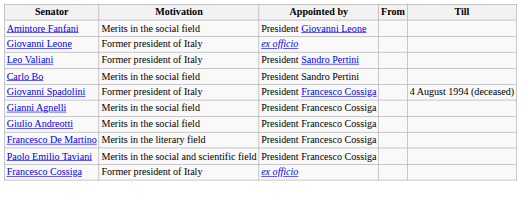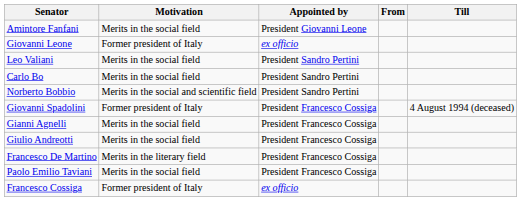(152, 60) Former president of Italy -> (151, 60) Merits in the social field
+ row: (41, 92)
(179, 156) Merits in the social and scientific field -> (151, 172) Merits in the social field
